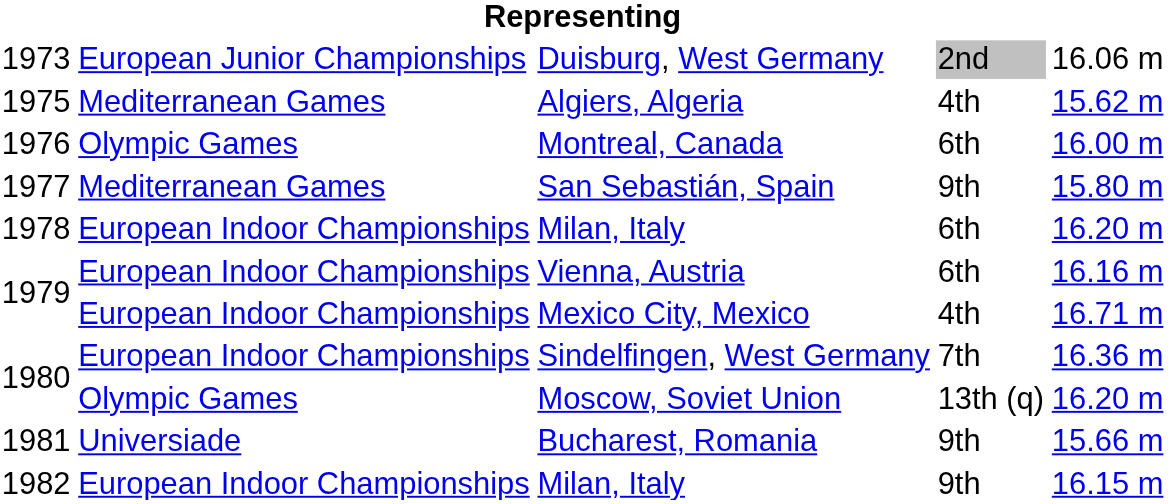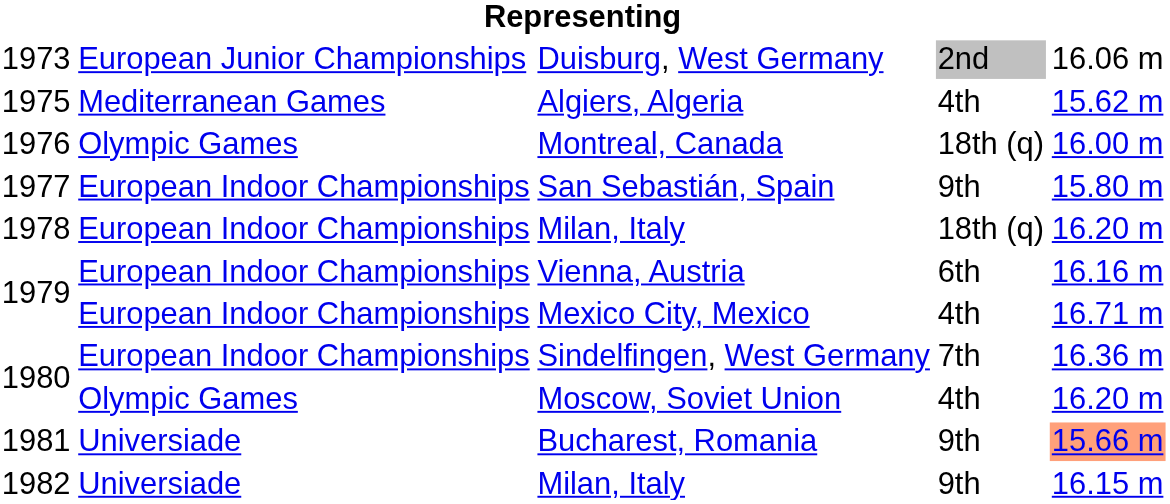(959, 144) 6th -> (991, 144) 18th (q)
(232, 186) Mediterranean Games -> (304, 186) European Indoor Championships
(959, 228) 6th -> (991, 228) 18th (q)
(991, 398) 13th (q) -> (959, 398) 4th
(1108, 441) no background -> (1108, 441) lightsalmon background
(304, 483) European Indoor Championships -> (160, 483) Universiade
